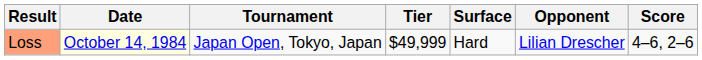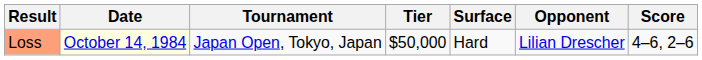(418, 42) $49,999 -> (418, 42) $50,000
